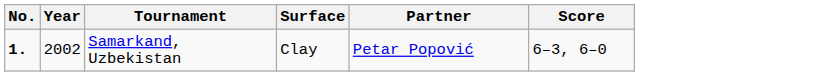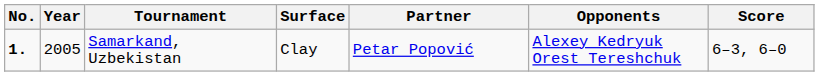+ column: (619, 17)
(62, 50) 2002 -> (62, 50) 2005
